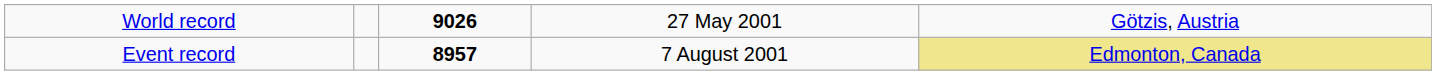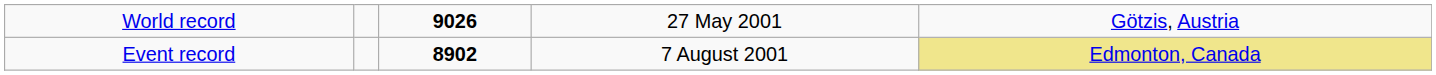(455, 53) 8957 -> (455, 53) 8902
